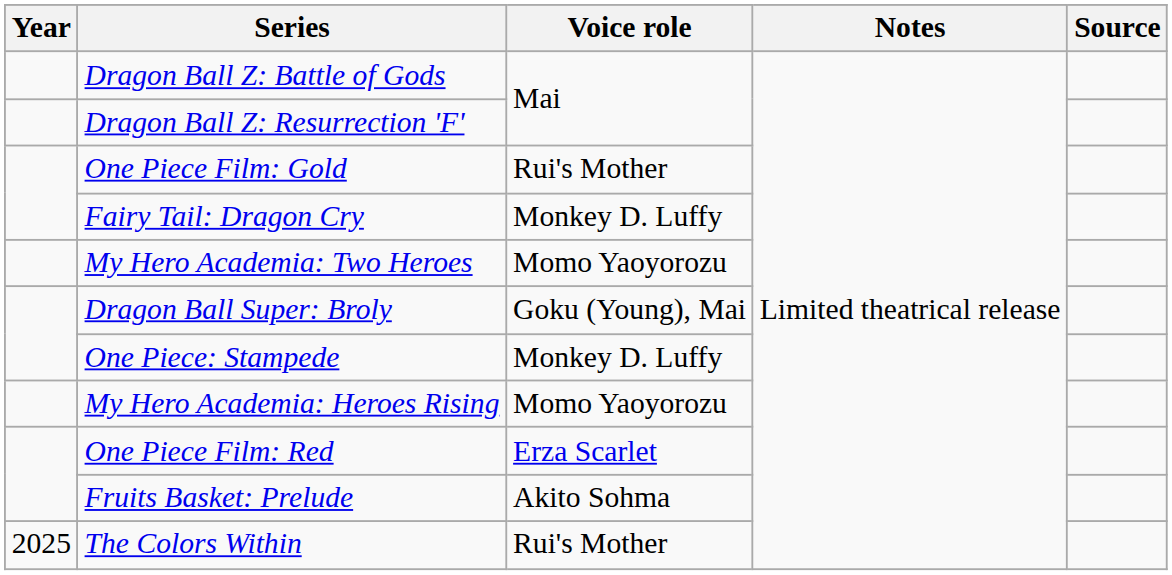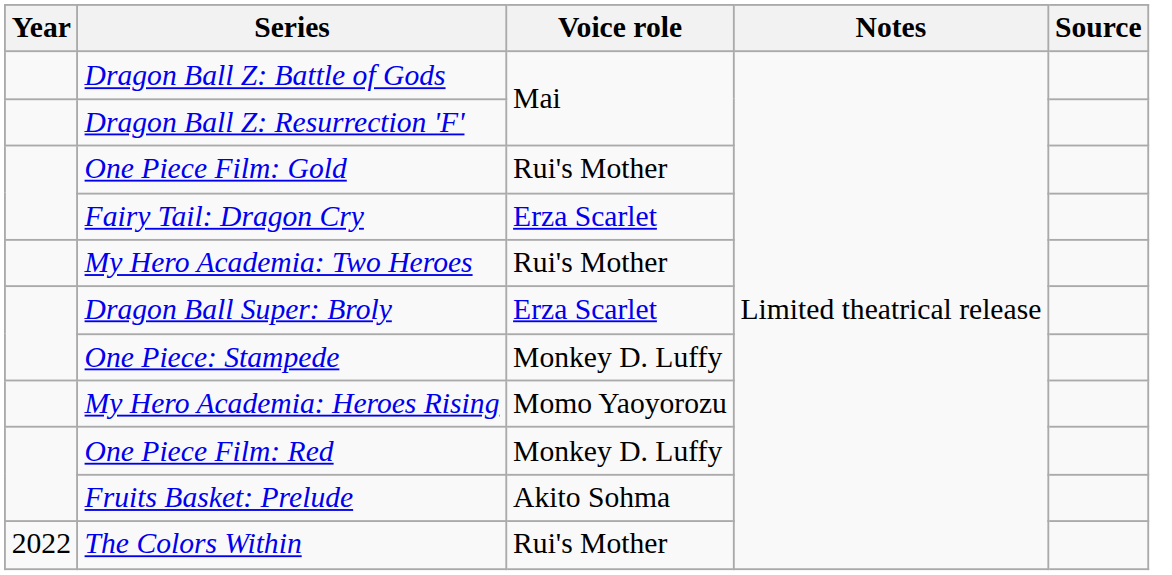(618, 215) Monkey D. Luffy -> (585, 215) Erza Scarlet
(620, 262) Momo Yaoyorozu -> (590, 262) Rui's Mother
(630, 309) Goku (Young), Mai -> (585, 309) Erza Scarlet
(585, 450) Erza Scarlet -> (618, 450) Monkey D. Luffy
(41, 544) 2025 -> (41, 544) 2022
